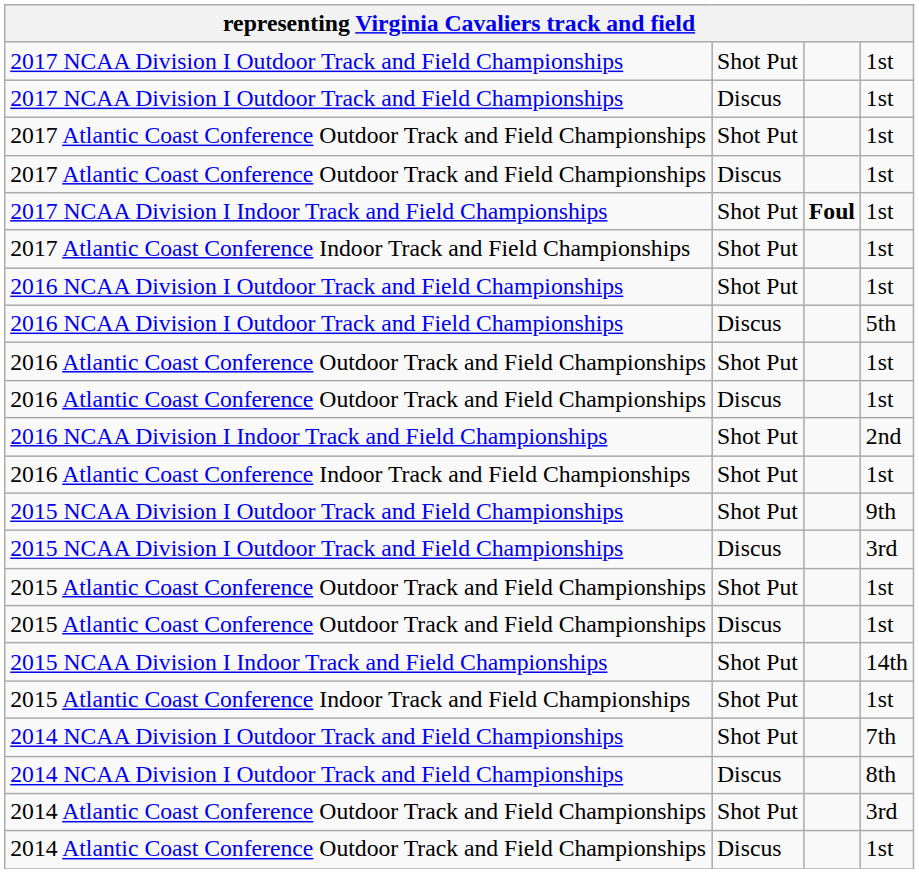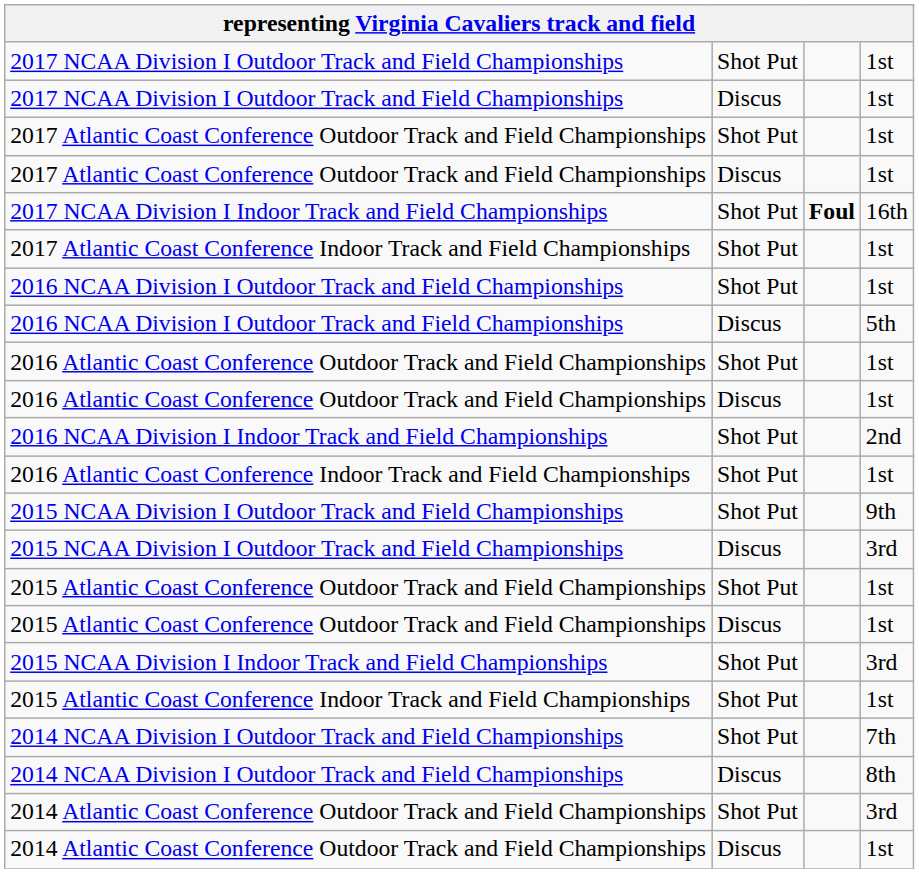(880, 211) 1st -> (887, 211) 16th
(887, 661) 14th -> (882, 661) 3rd
